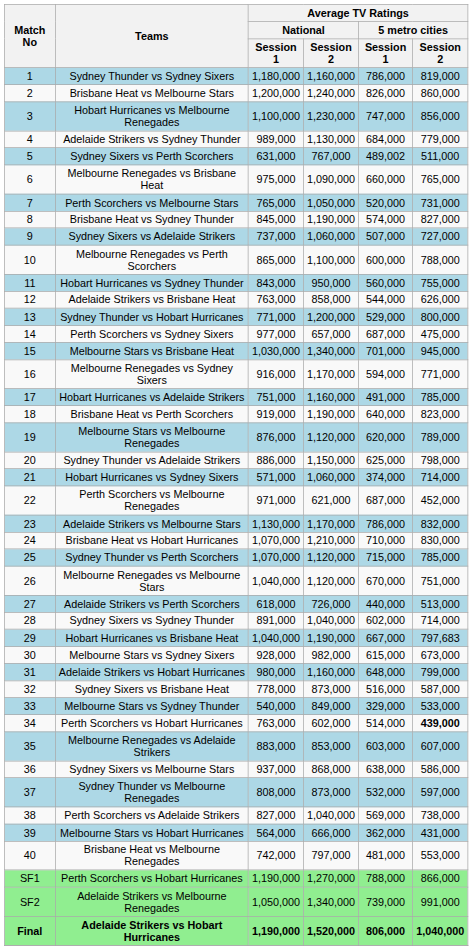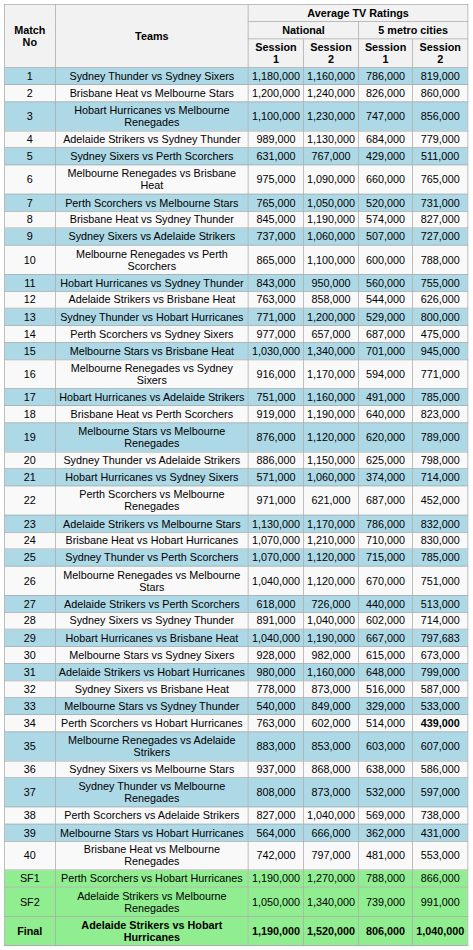(386, 157) 489,002 -> (386, 157) 429,000
